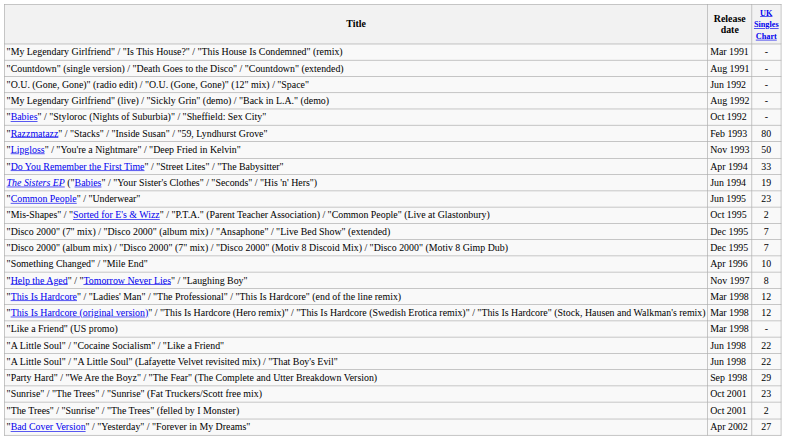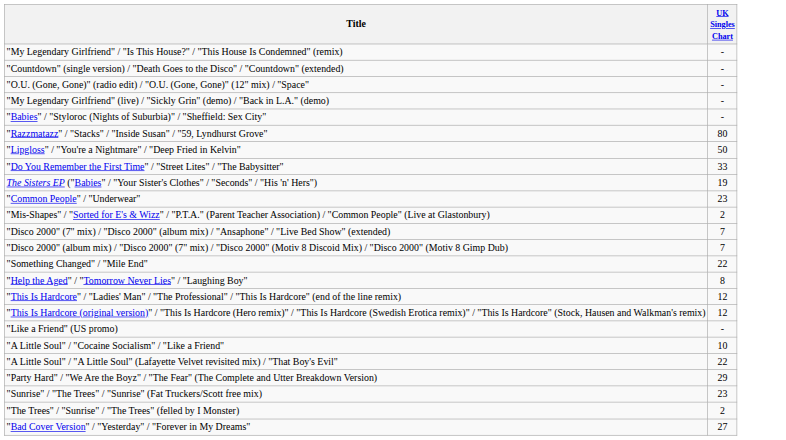- column: (730, 24)
(766, 264) 10 -> (722, 264) 22
(766, 345) 22 -> (722, 345) 10
